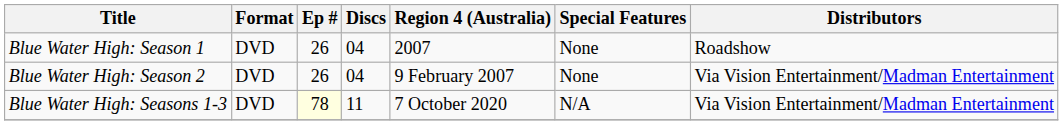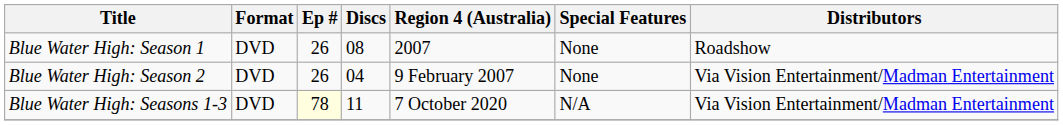(355, 47) 04 -> (355, 47) 08
